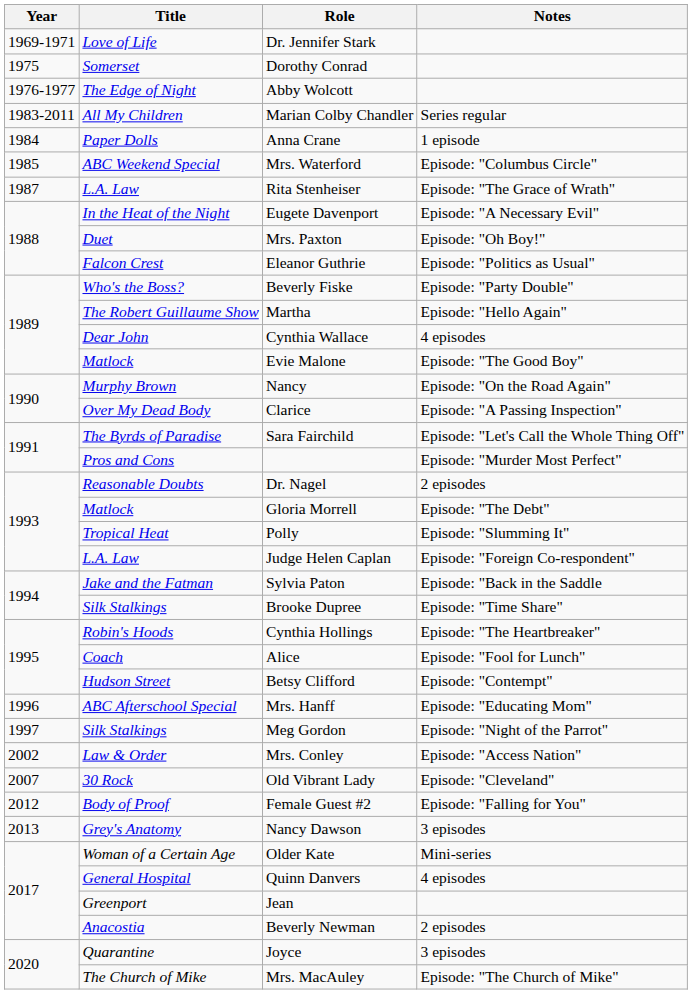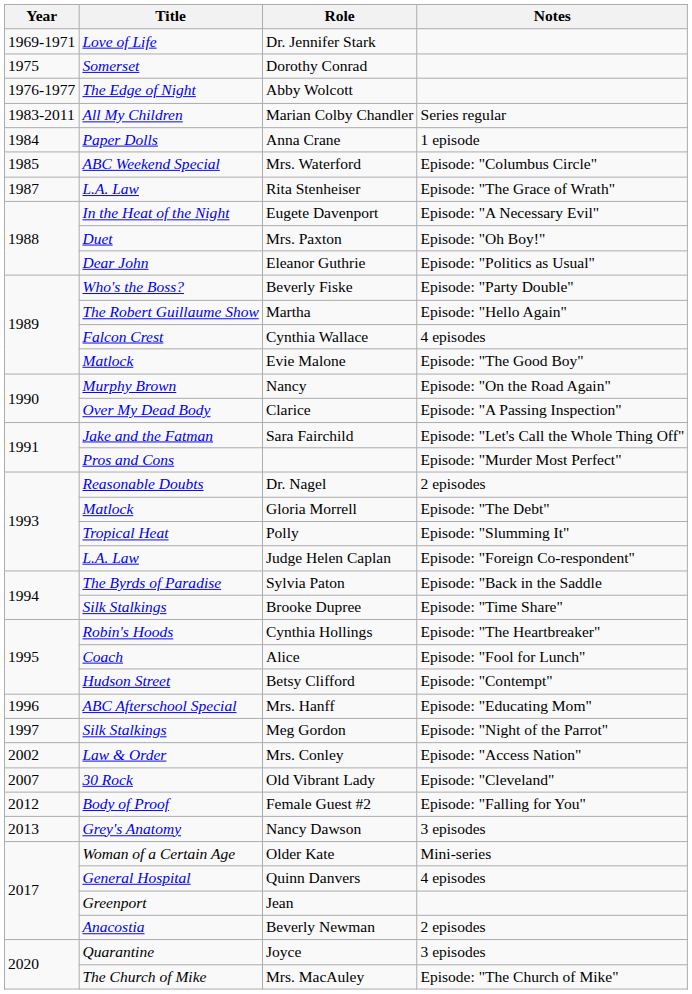(123, 262) Falcon Crest -> (115, 262) Dear John
(115, 336) Dear John -> (123, 336) Falcon Crest
(152, 435) The Byrds of Paradise -> (148, 435) Jake and the Fatman
(148, 582) Jake and the Fatman -> (152, 582) The Byrds of Paradise
